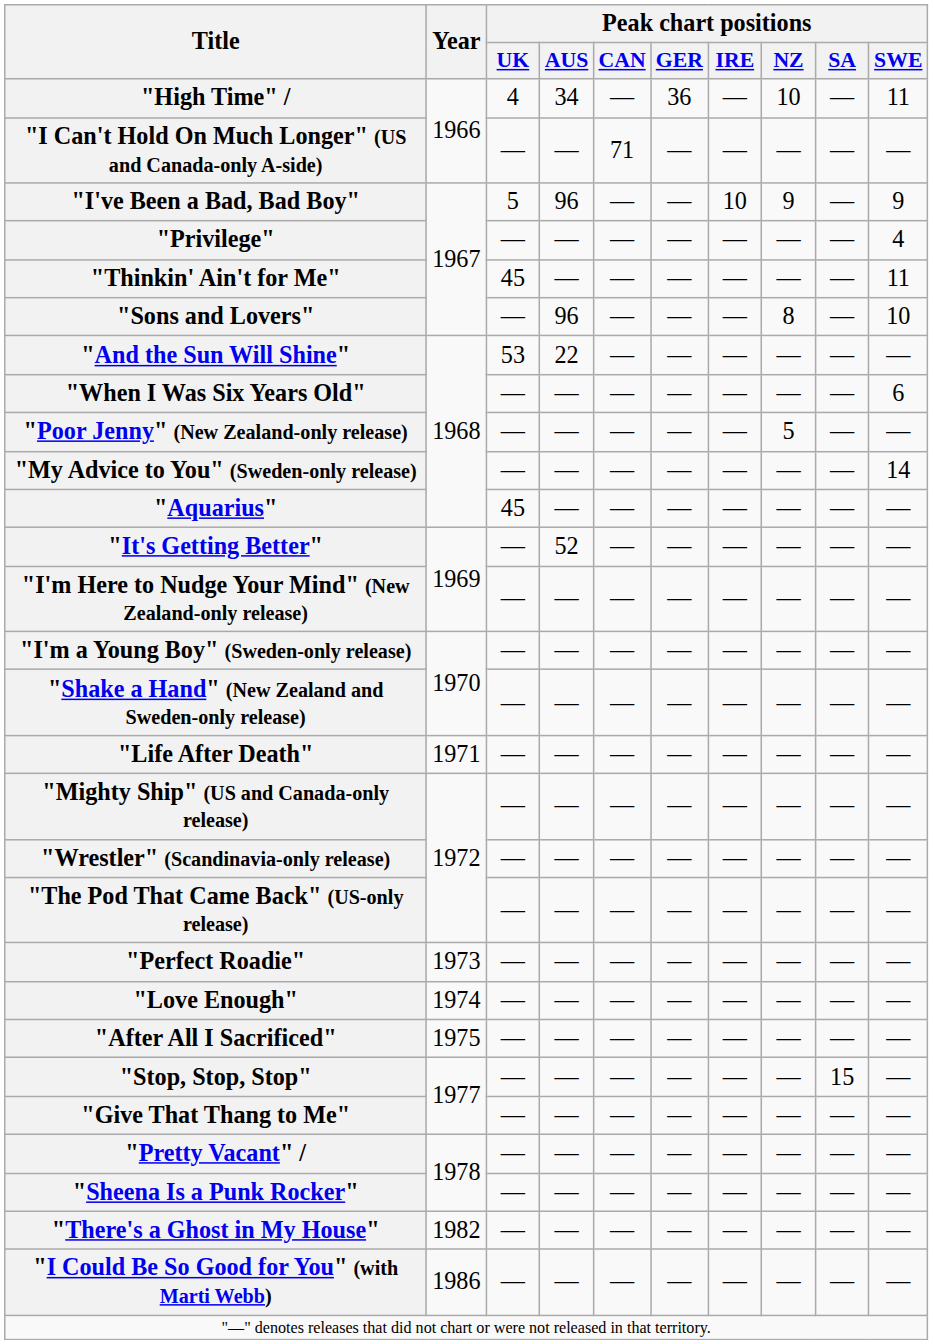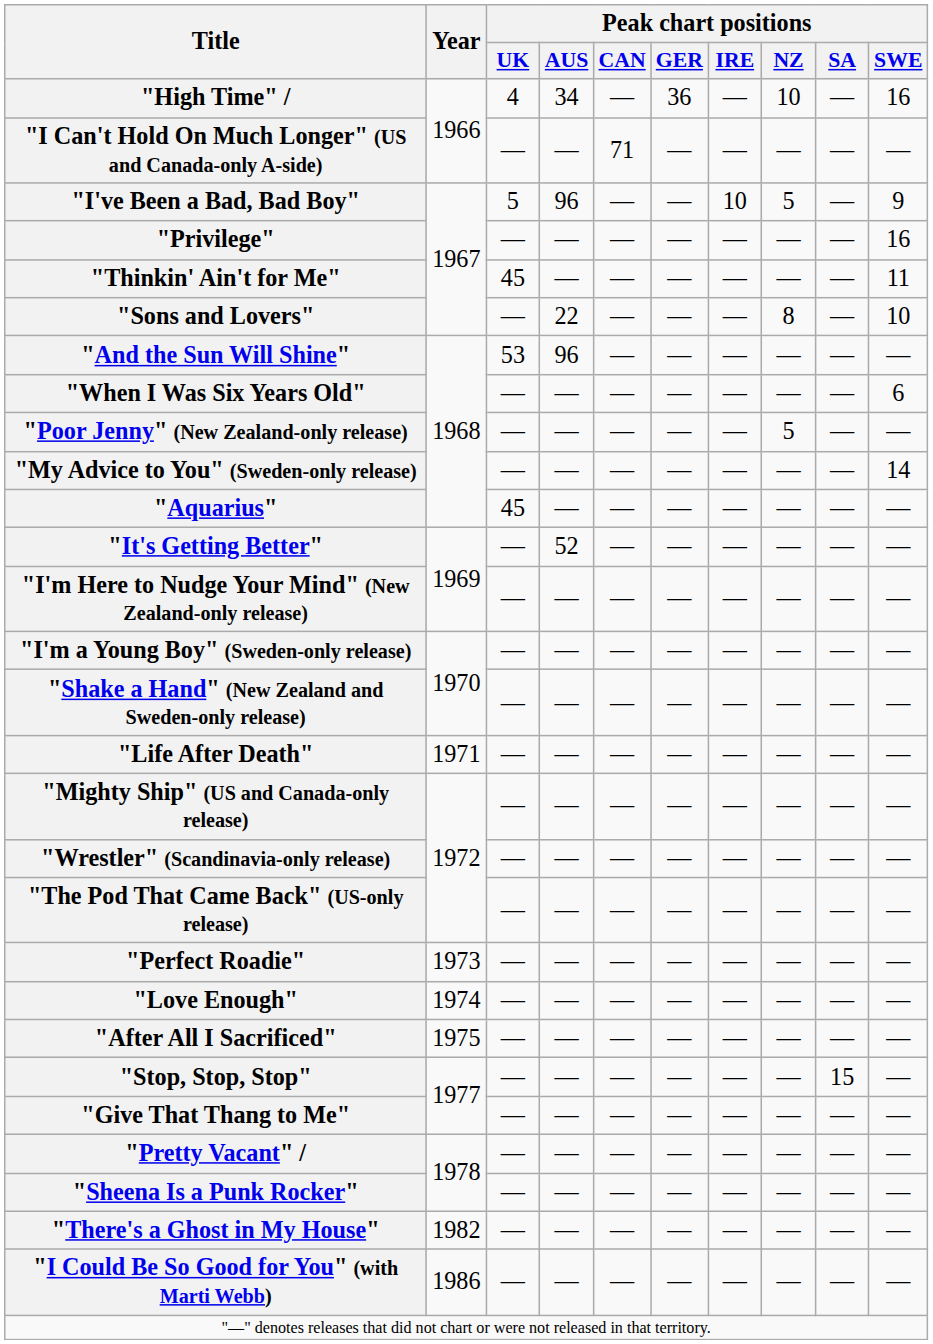(898, 97) 11 -> (898, 97) 16
(788, 201) 9 -> (788, 201) 5
(898, 239) 4 -> (898, 239) 16
(567, 316) 96 -> (567, 316) 22
(567, 354) 22 -> (567, 354) 96
